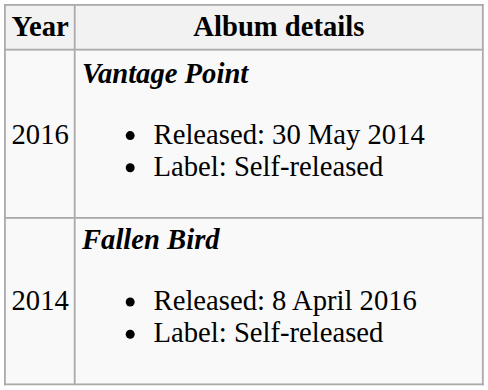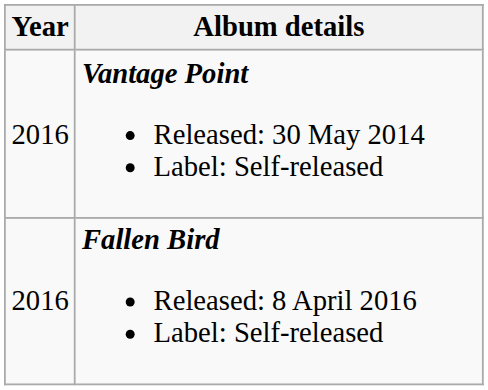(40, 300) 2014 -> (40, 300) 2016
